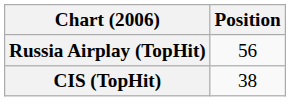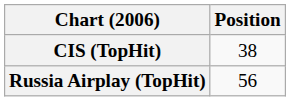rows swapped: (107, 80) <-> (107, 50)
